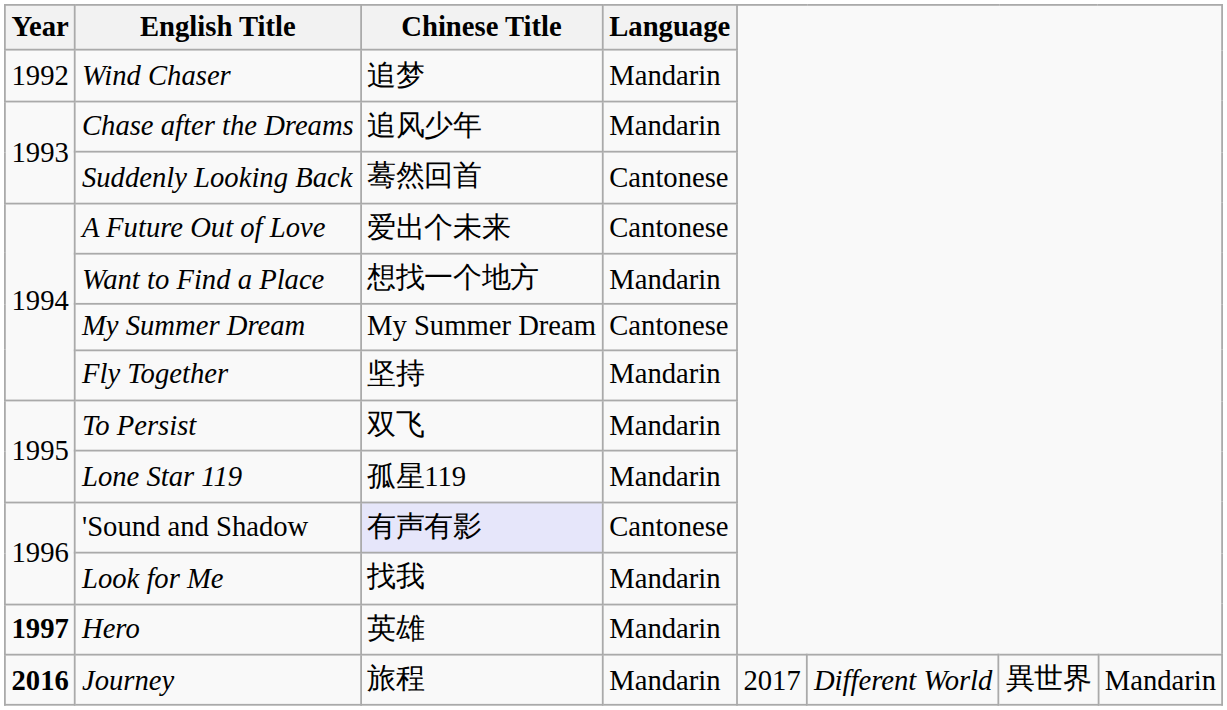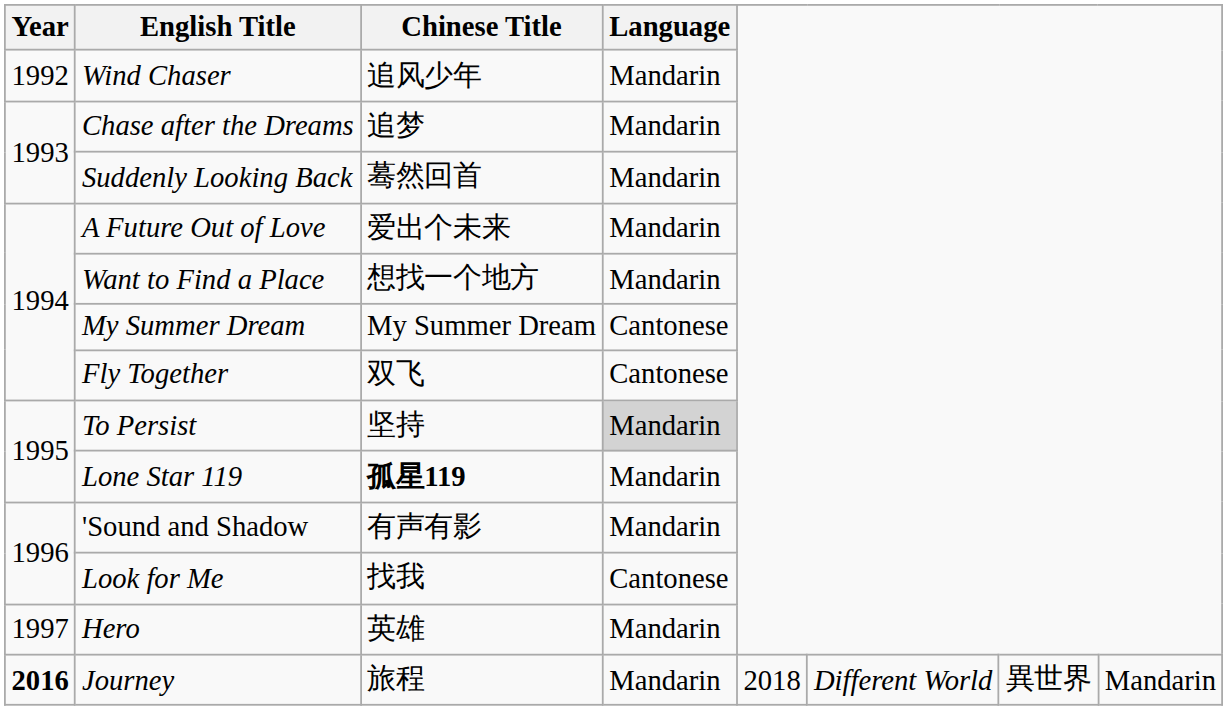(396, 74) 追梦 -> (424, 74) 追风少年
(424, 125) 追风少年 -> (396, 125) 追梦
(669, 176) Cantonese -> (665, 176) Mandarin
(669, 227) Cantonese -> (665, 227) Mandarin
(396, 373) 坚持 -> (396, 373) 双飞
(665, 374) Mandarin -> (669, 374) Cantonese
(396, 424) 双飞 -> (396, 424) 坚持
(665, 425) no background -> (665, 425) lightgrey background
(417, 475) normal -> (416, 475) bold
(424, 526) lavender background -> (424, 526) no background
(669, 527) Cantonese -> (665, 527) Mandarin
(665, 577) Mandarin -> (669, 577) Cantonese
(40, 628) bold -> (40, 628) normal
(772, 679) 2017 -> (772, 679) 2018
